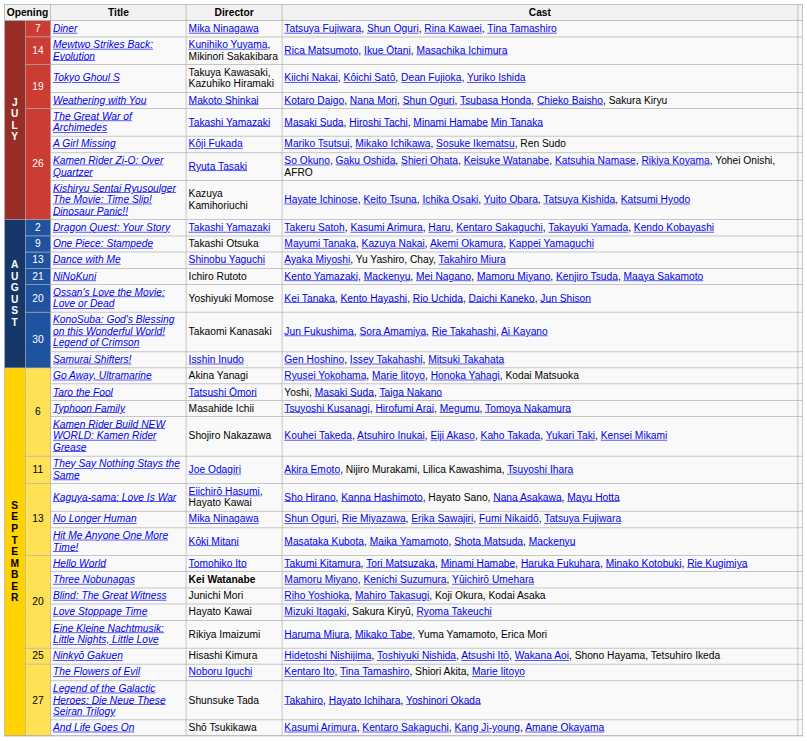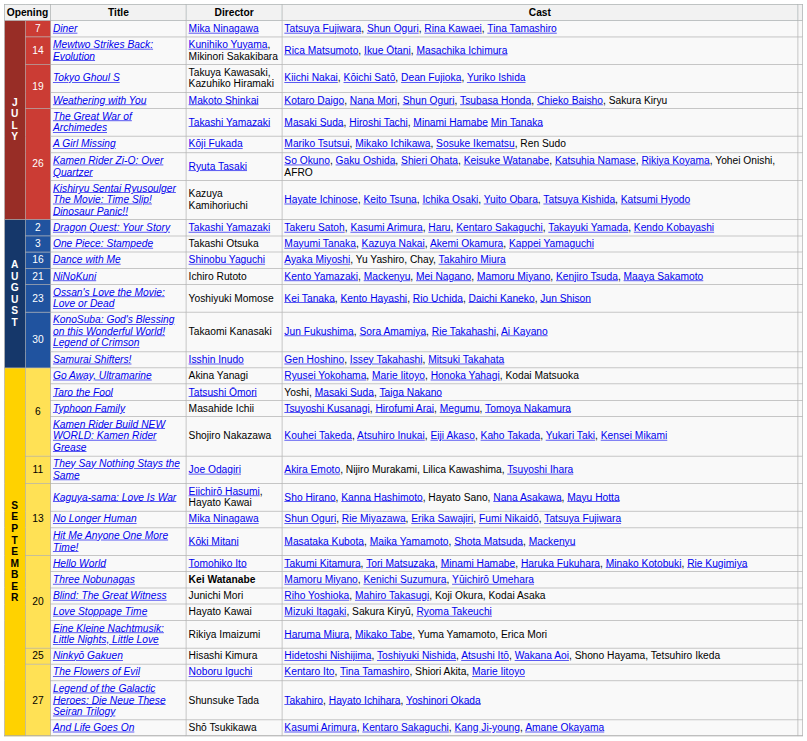(38, 244) 9 -> (38, 244) 3
(38, 260) 13 -> (38, 260) 16
(38, 298) 20 -> (38, 298) 23
